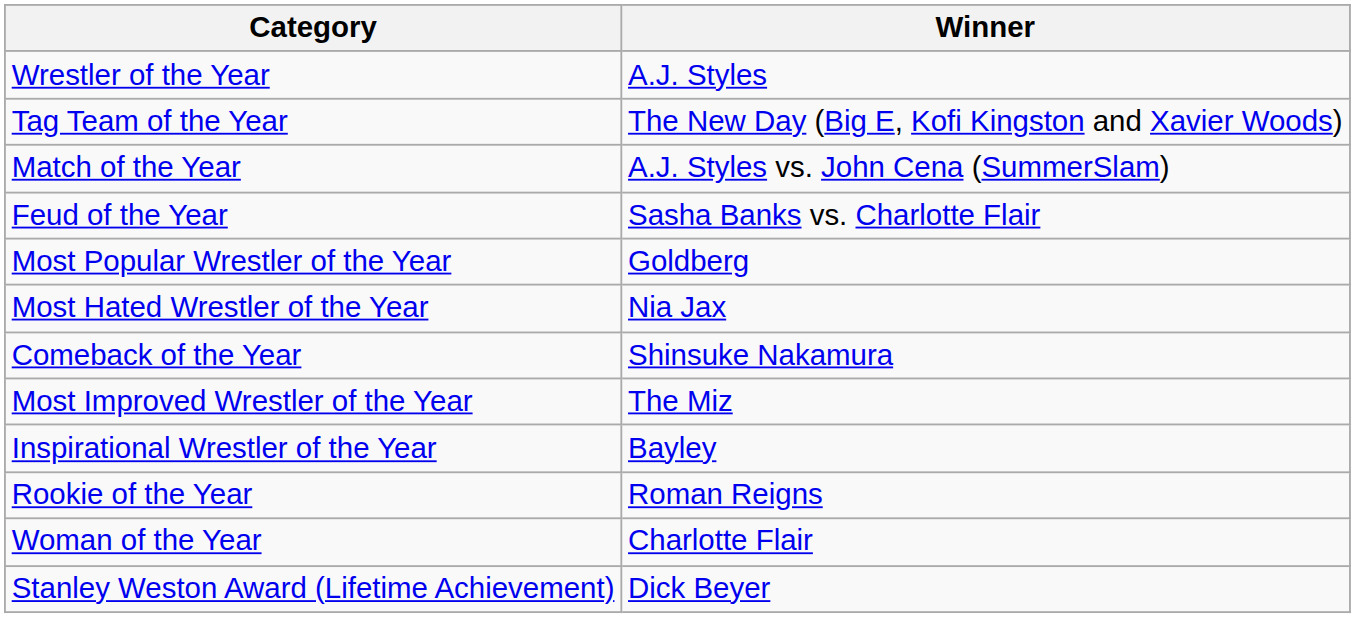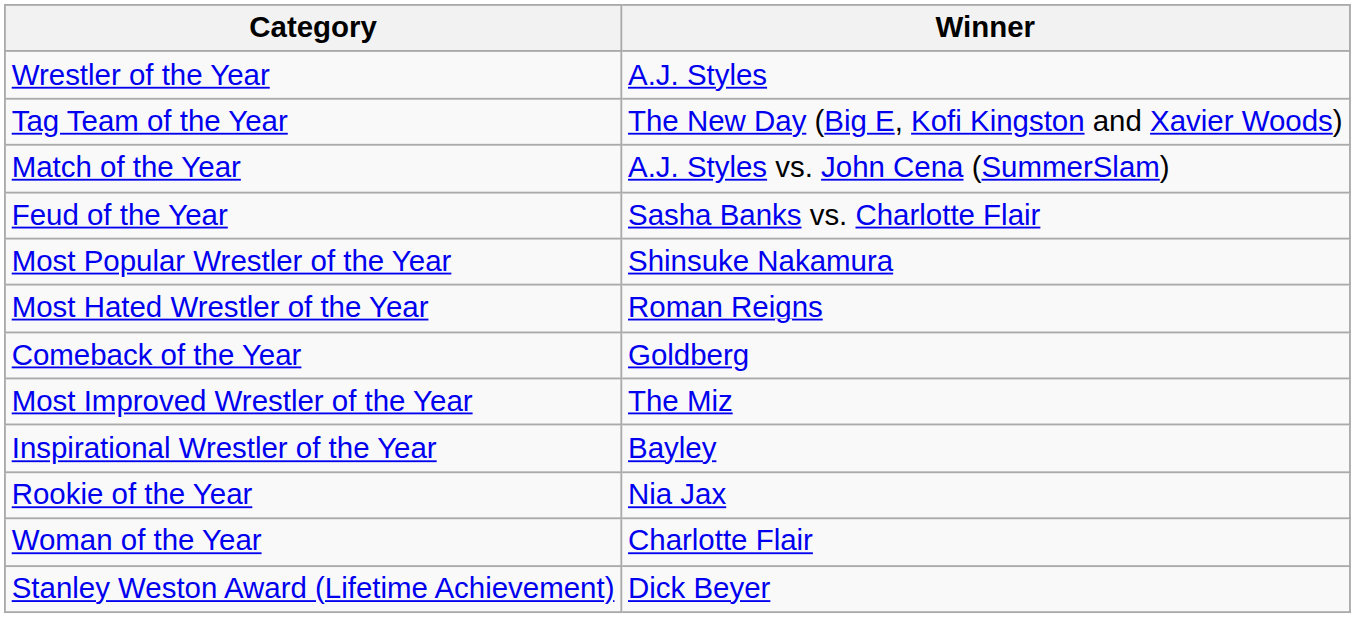(689, 261) Goldberg -> (761, 261) Shinsuke Nakamura
(677, 307) Nia Jax -> (725, 307) Roman Reigns
(761, 354) Shinsuke Nakamura -> (689, 354) Goldberg
(725, 494) Roman Reigns -> (677, 494) Nia Jax
